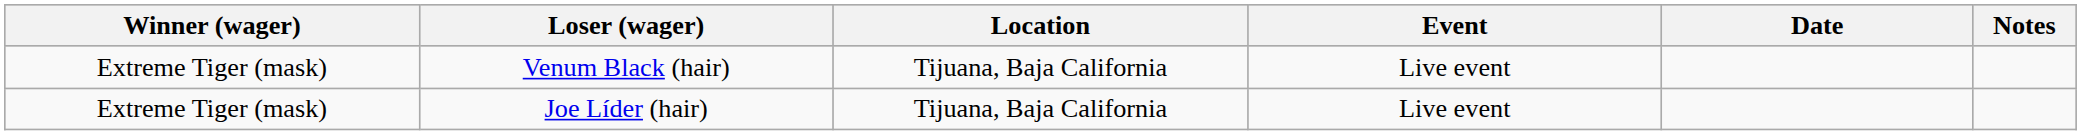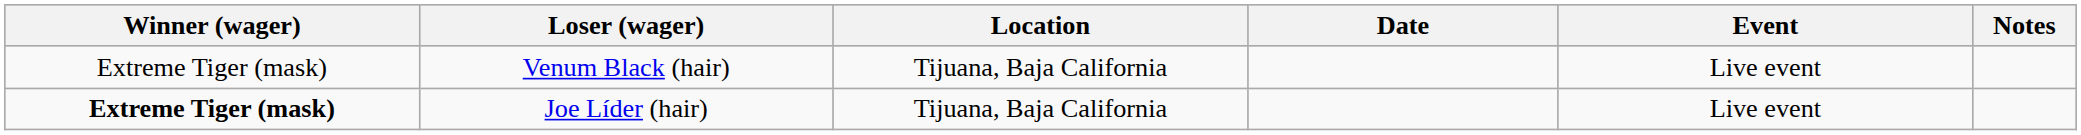columns swapped: (1455, 25) <-> (1817, 25)
(212, 108) normal -> (212, 108) bold
